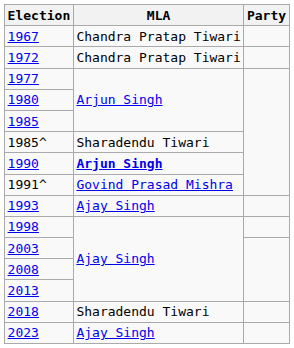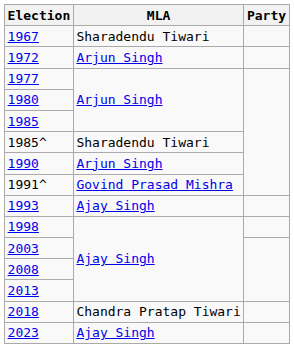(159, 36) Chandra Pratap Tiwari -> (143, 36) Sharadendu Tiwari
(159, 57) Chandra Pratap Tiwari -> (119, 57) Arjun Singh
(119, 163) bold -> (119, 163) normal
(143, 312) Sharadendu Tiwari -> (159, 312) Chandra Pratap Tiwari
